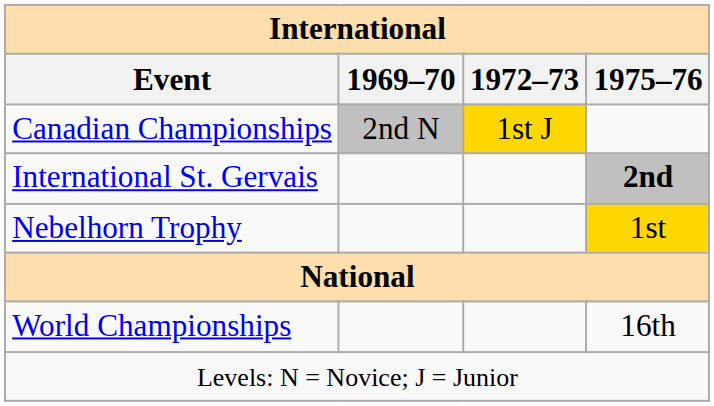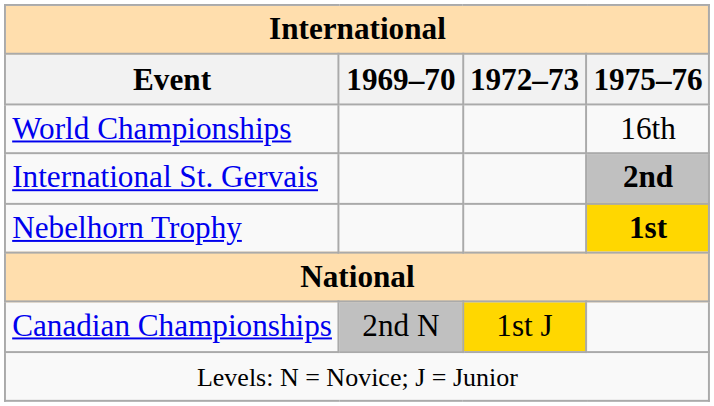rows swapped: (152, 326) <-> (172, 128)
(648, 227) normal -> (648, 227) bold
